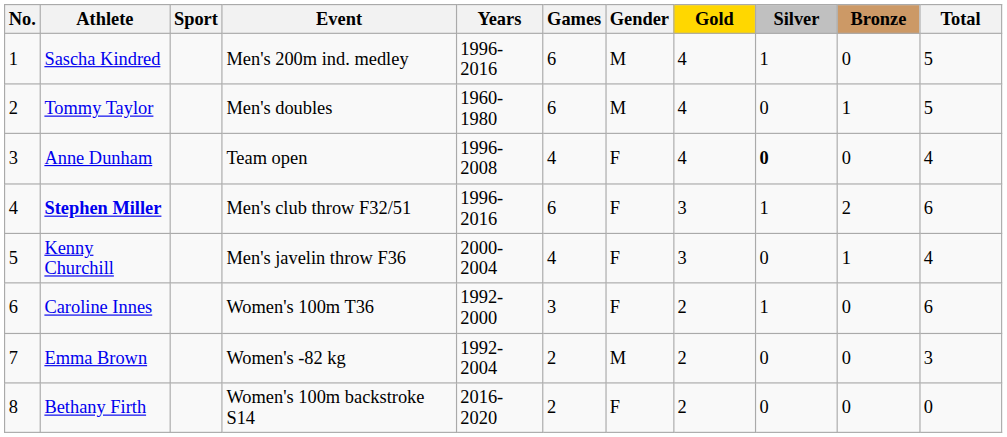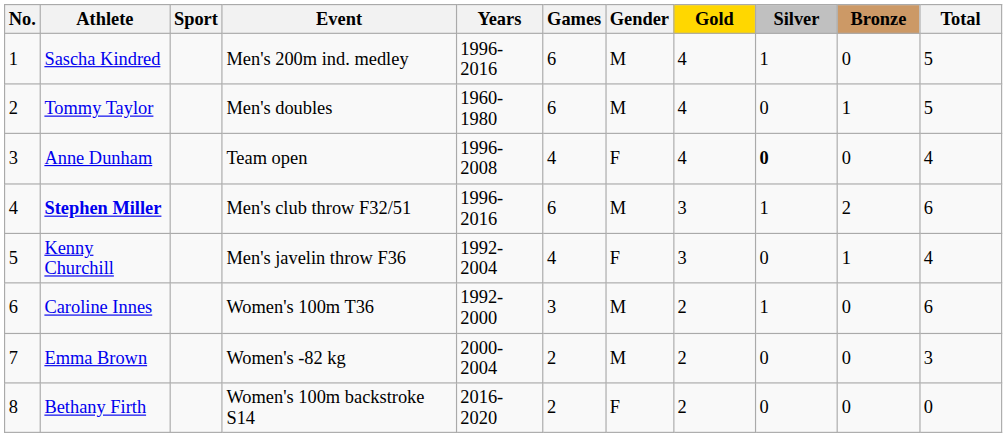(615, 208) F -> (618, 208) M
(482, 258) 2000-2004 -> (482, 258) 1992-2004
(615, 308) F -> (618, 308) M
(482, 357) 1992-2004 -> (482, 357) 2000-2004
